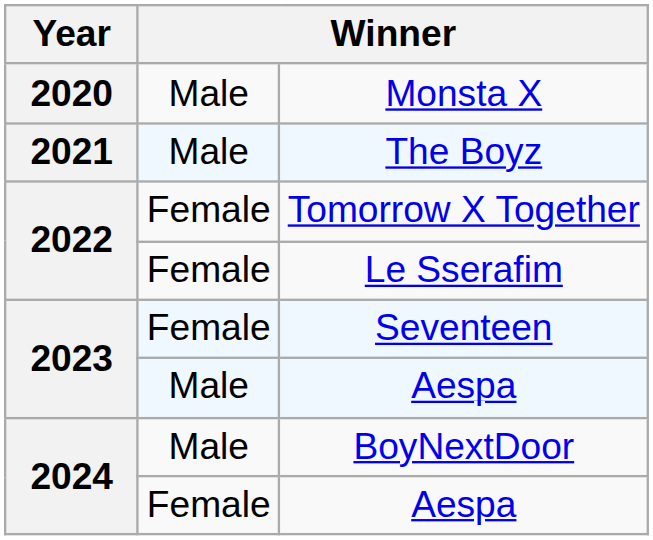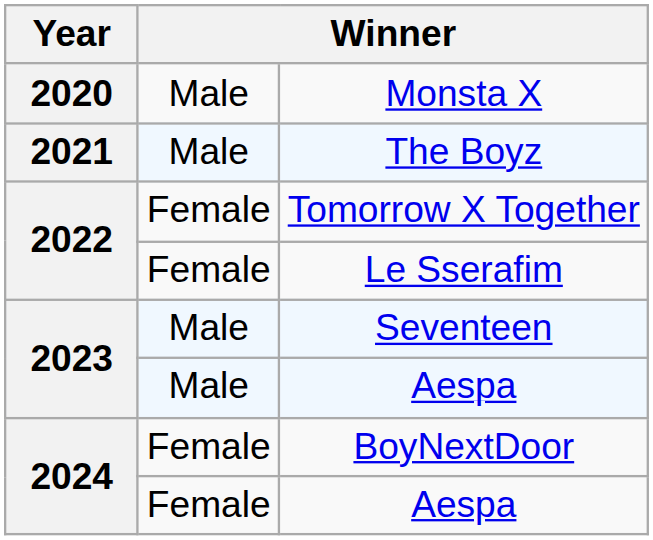(209, 328) Female -> (209, 328) Male
(209, 446) Male -> (209, 446) Female
